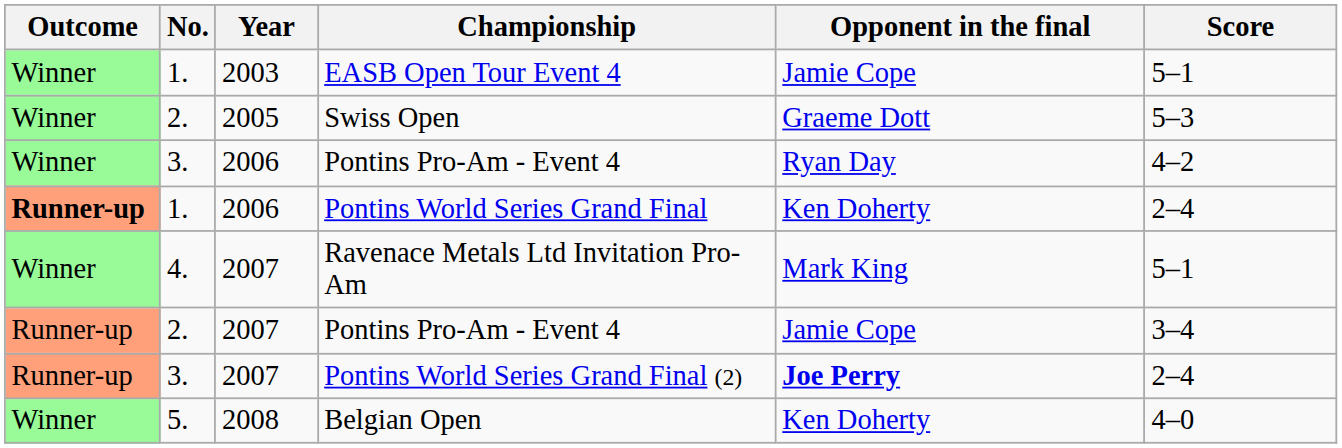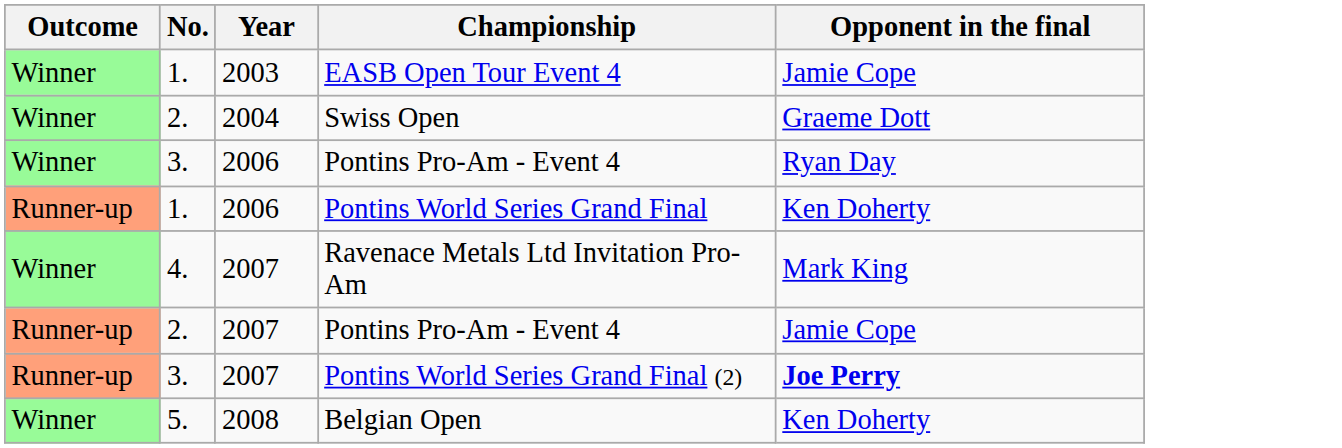- column: (1240, 27)
(251, 117) 2005 -> (251, 117) 2004
(78, 207) bold -> (72, 207) normal
